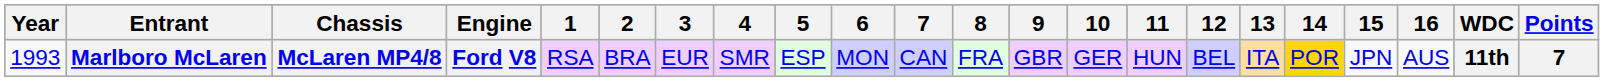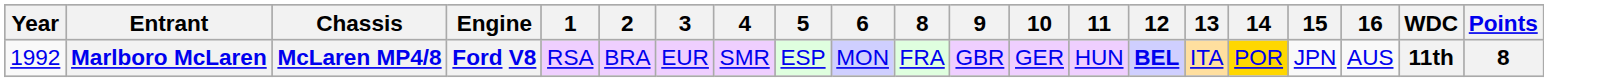- column: (923, 22)
(35, 58) 1993 -> (35, 58) 1992
(1214, 58) normal -> (1157, 58) bold
(1559, 58) 7 -> (1503, 58) 8
